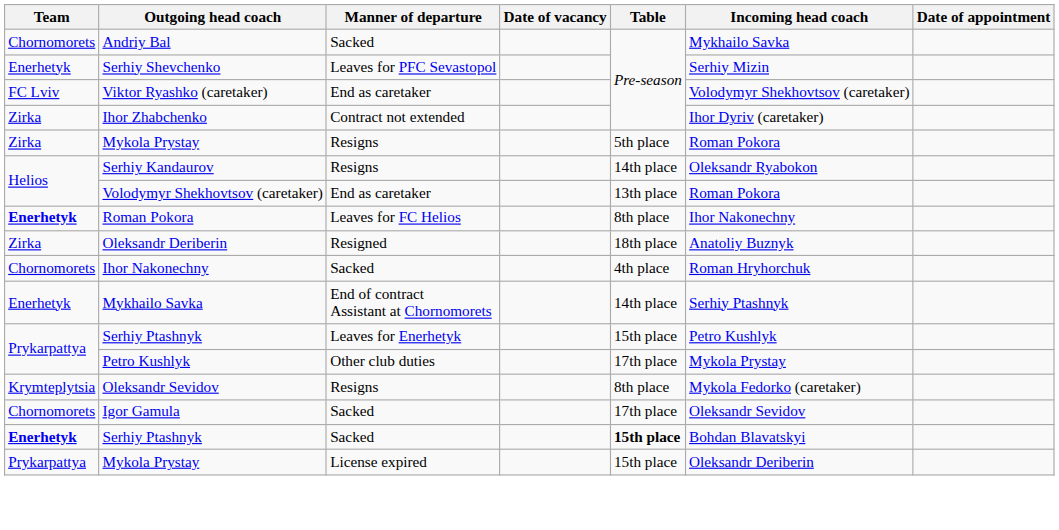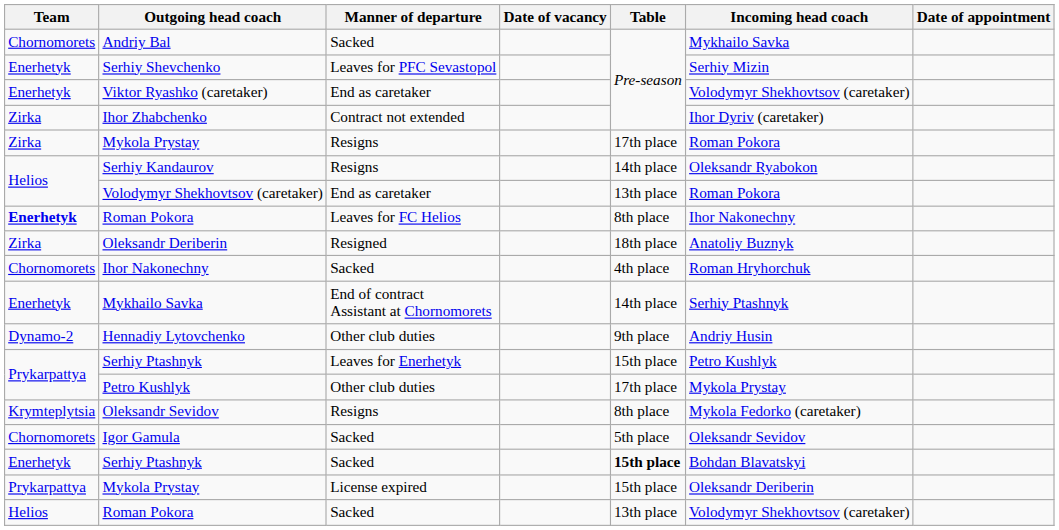(34, 92) FC Lviv -> (39, 92) Enerhetyk
(642, 142) 5th place -> (645, 142) 17th place
+ row: (174, 336)
(645, 411) 17th place -> (642, 436) 5th place
(42, 436) bold -> (39, 461) normal
+ row: (148, 512)
